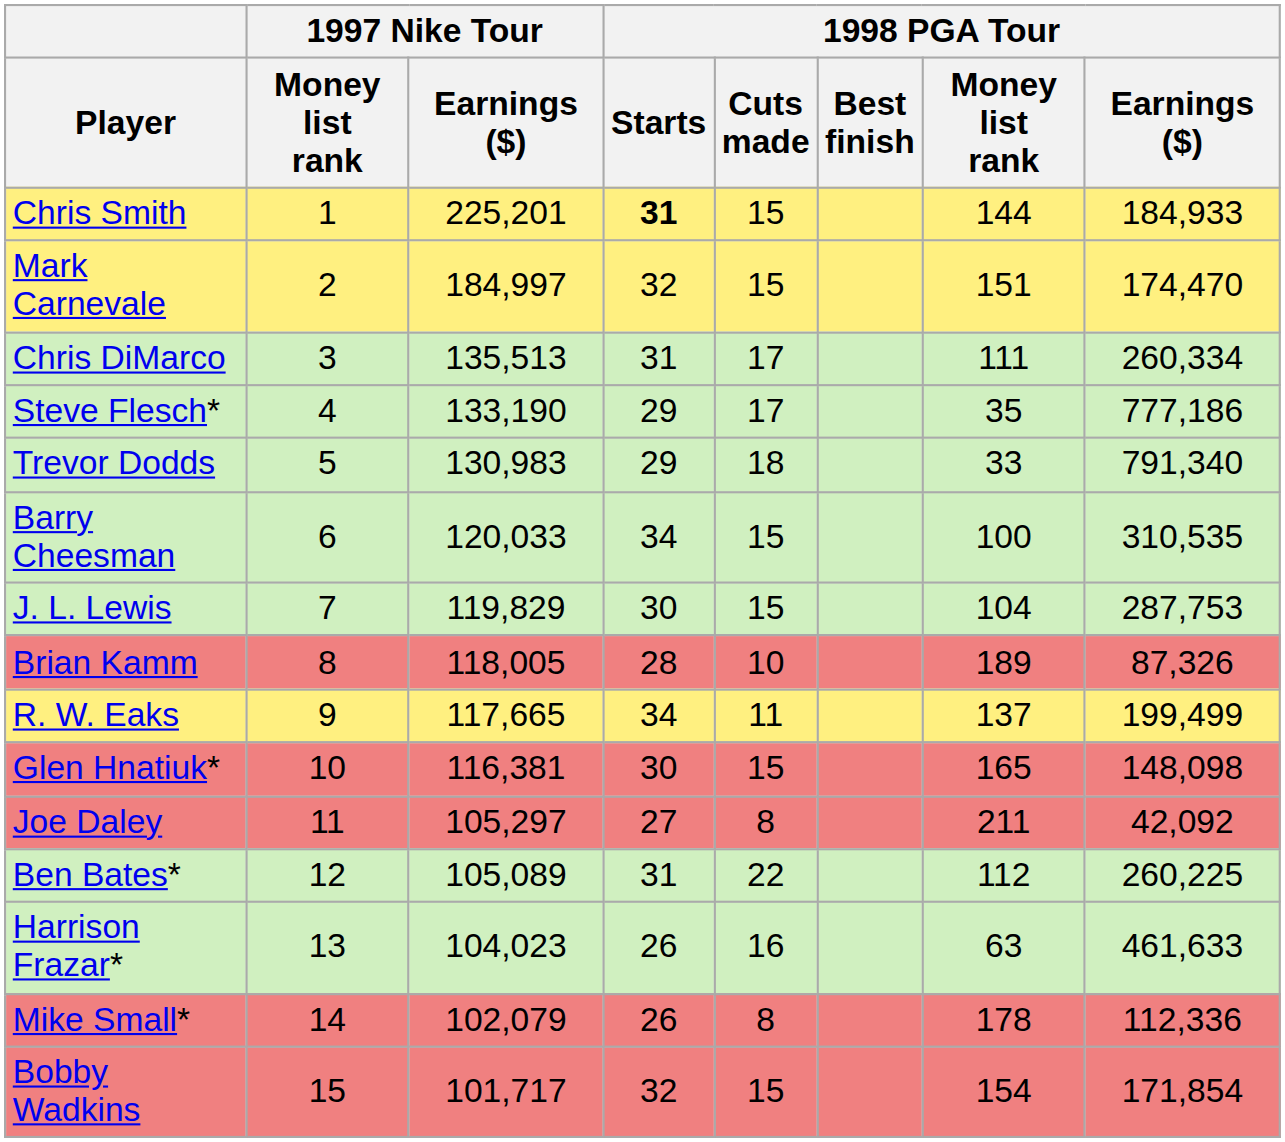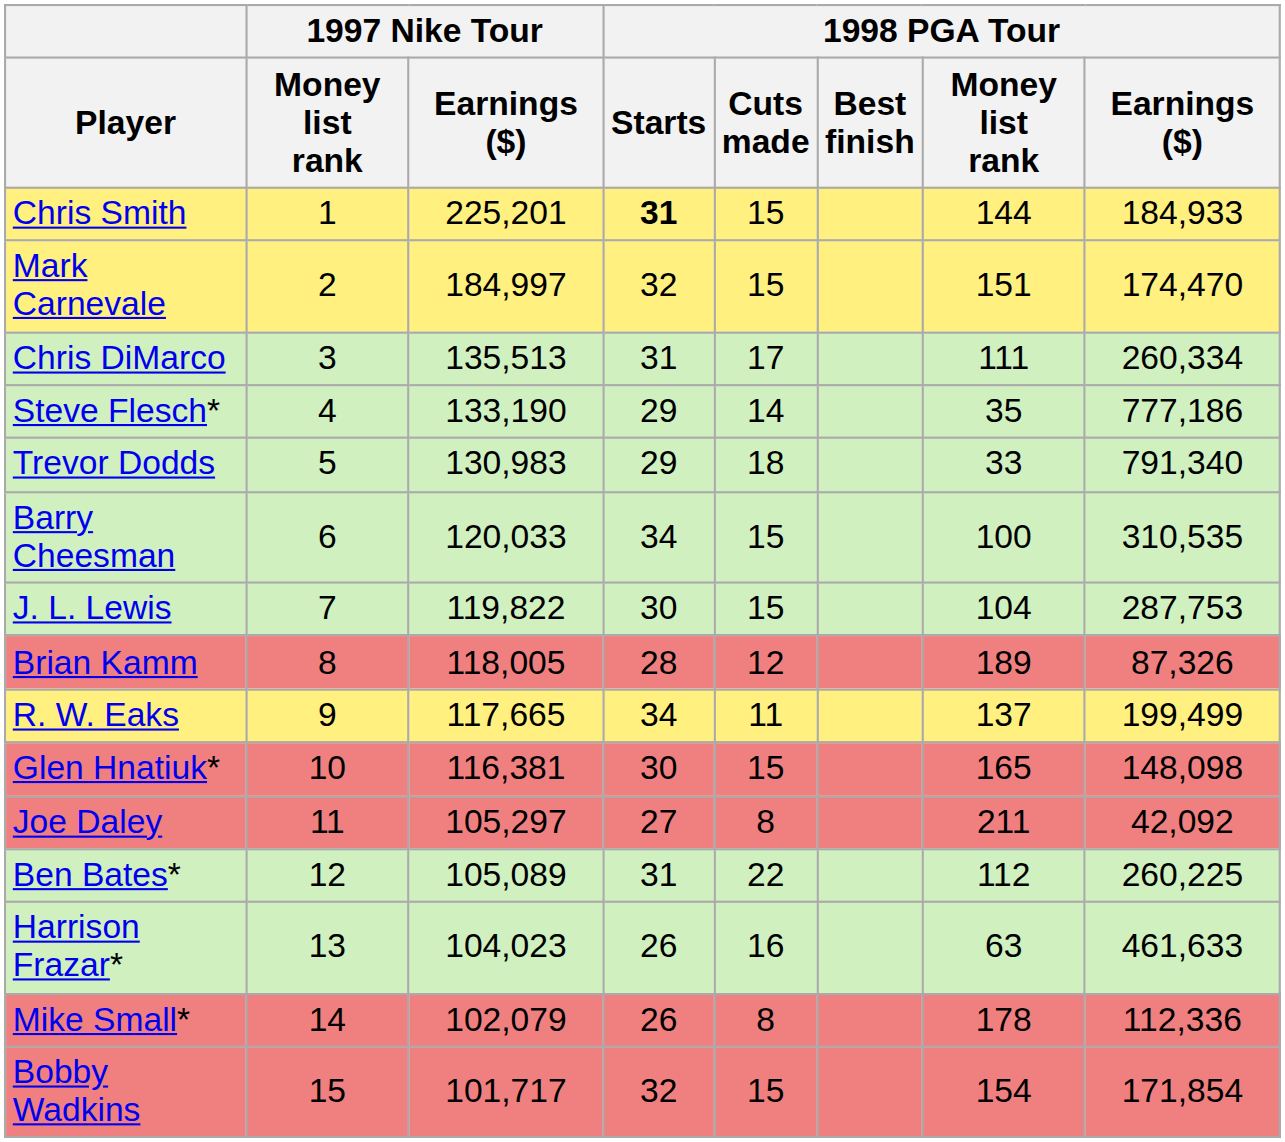(766, 410) 17 -> (766, 410) 14
(506, 608) 119,829 -> (506, 608) 119,822
(766, 661) 10 -> (766, 661) 12
